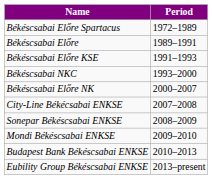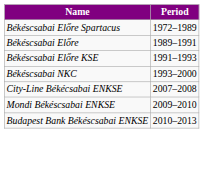- row: (50, 89)
- row: (64, 120)
- row: (77, 167)
